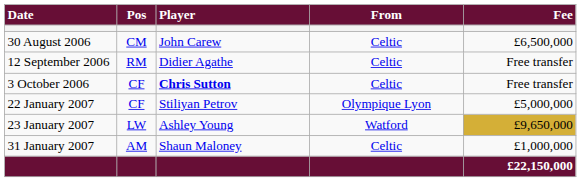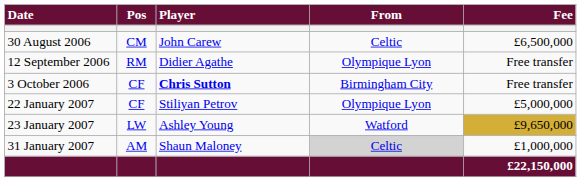(386, 62) Celtic -> (386, 62) Olympique Lyon
(386, 83) Celtic -> (386, 83) Birmingham City
(386, 145) no background -> (386, 145) lightgrey background
